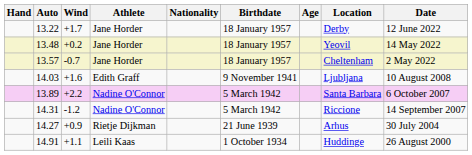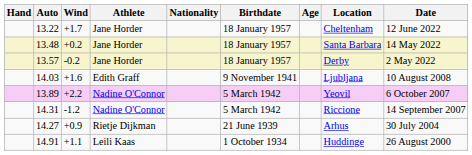(336, 28) Derby -> (348, 28) Cheltenham
(337, 45) Yeovil -> (352, 45) Santa Barbara
(72, 61) -0.7 -> (72, 61) -0.2
(348, 61) Cheltenham -> (336, 61) Derby
(352, 93) Santa Barbara -> (337, 93) Yeovil
